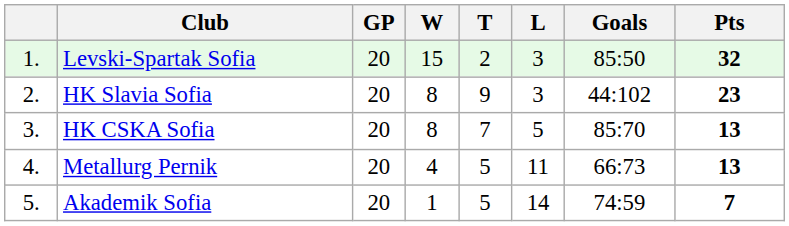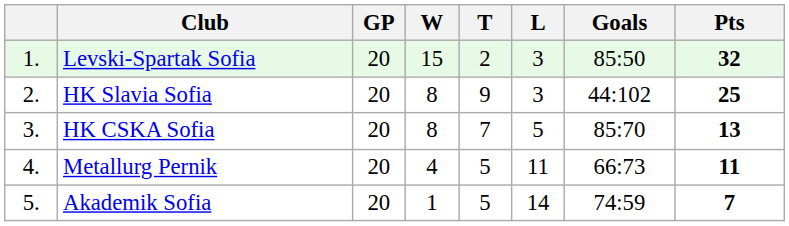(729, 94) 23 -> (729, 94) 25
(729, 166) 13 -> (729, 166) 11
